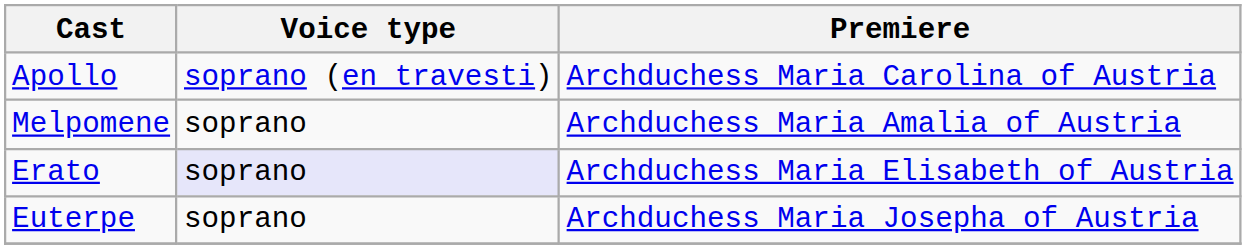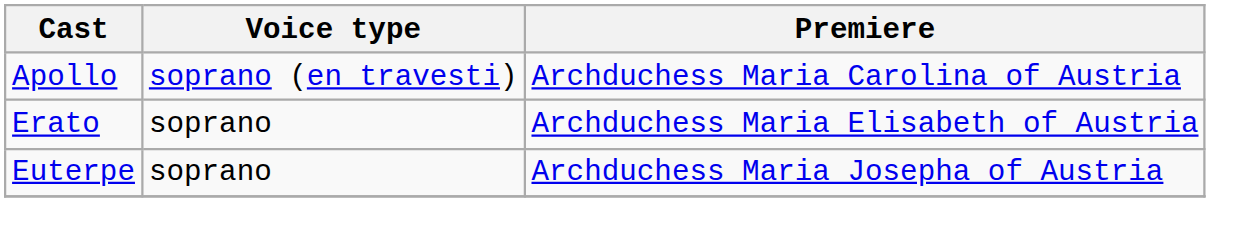- row: (91, 124)
(245, 172) lavender background -> (210, 124) no background
